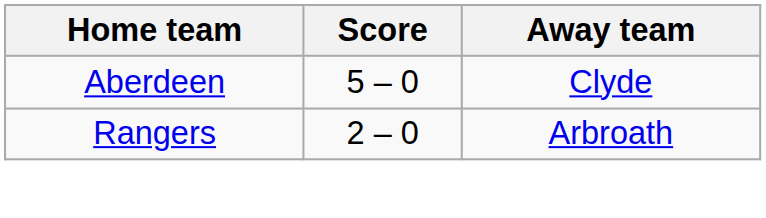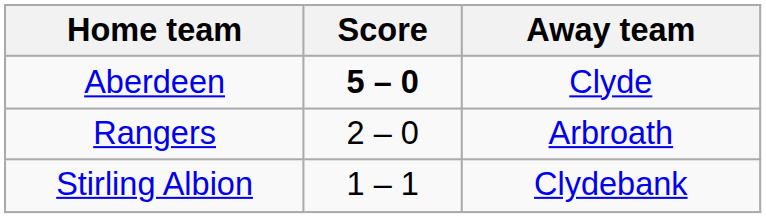(383, 81) normal -> (383, 81) bold
+ row: (155, 184)
